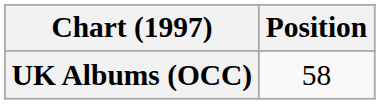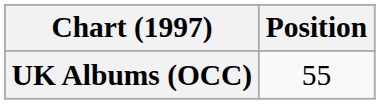(316, 74) 58 -> (316, 74) 55
